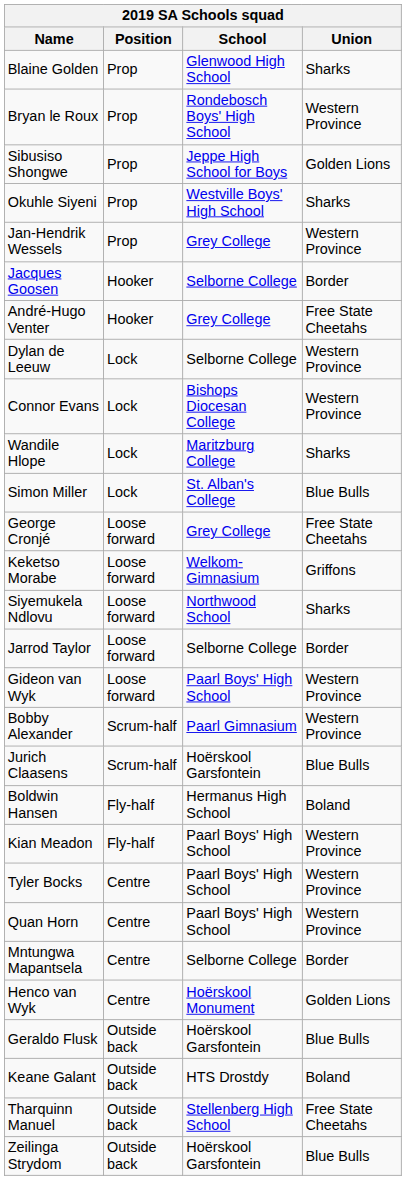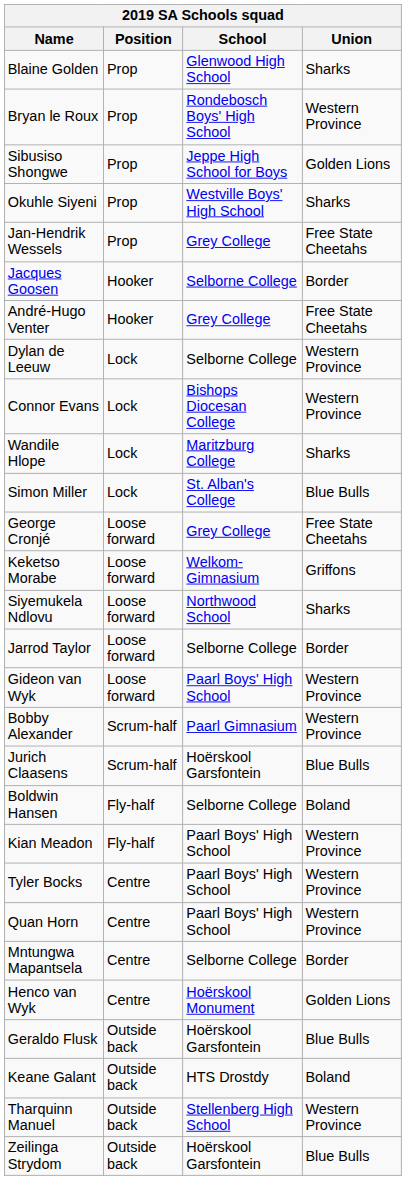(333, 242) Western Province -> (339, 242) Free State Cheetahs
(236, 804) Hermanus High School -> (242, 804) Selborne College
(339, 1117) Free State Cheetahs -> (333, 1117) Western Province
